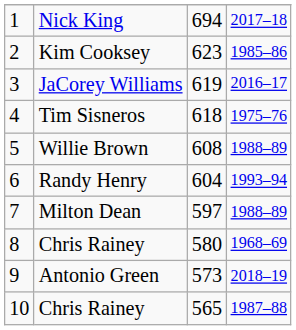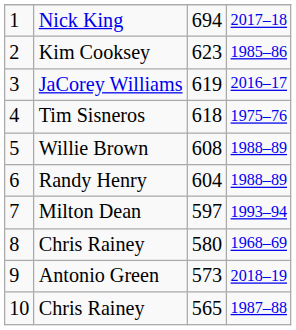(259, 180) 1993–94 -> (259, 180) 1988–89
(259, 212) 1988–89 -> (259, 212) 1993–94
